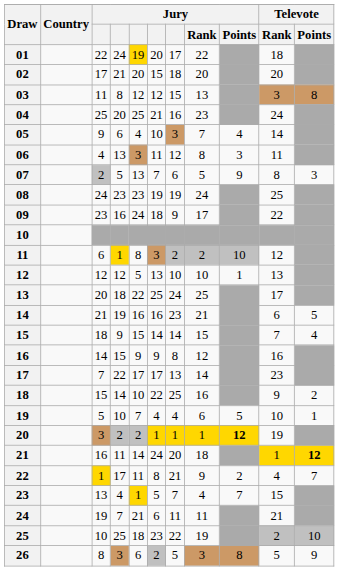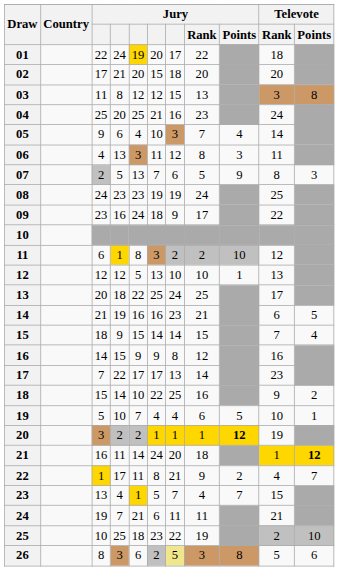(175, 555) no background -> (175, 555) khaki background
(314, 555) 9 -> (314, 555) 6
